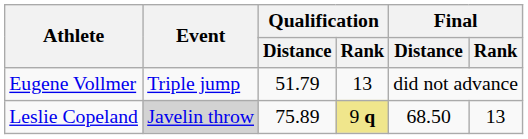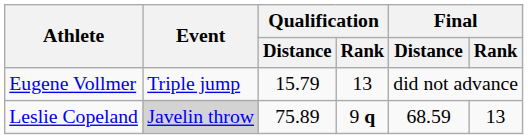(297, 84) 51.79 -> (297, 84) 15.79
(362, 117) khaki background -> (362, 117) no background
(429, 117) 68.50 -> (429, 117) 68.59
